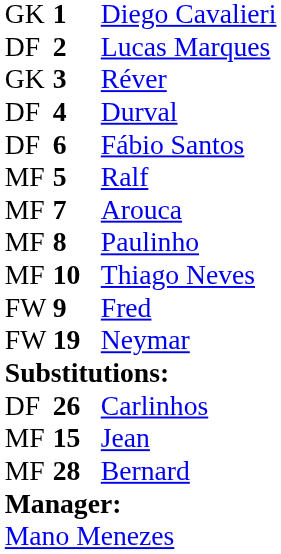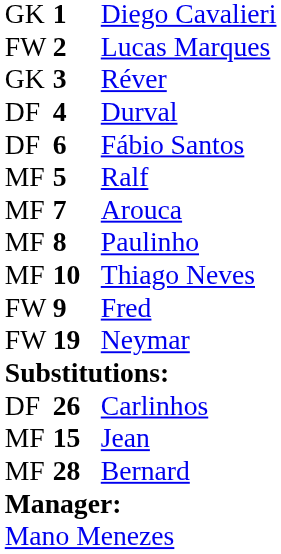(22, 46) DF -> (26, 46) FW
